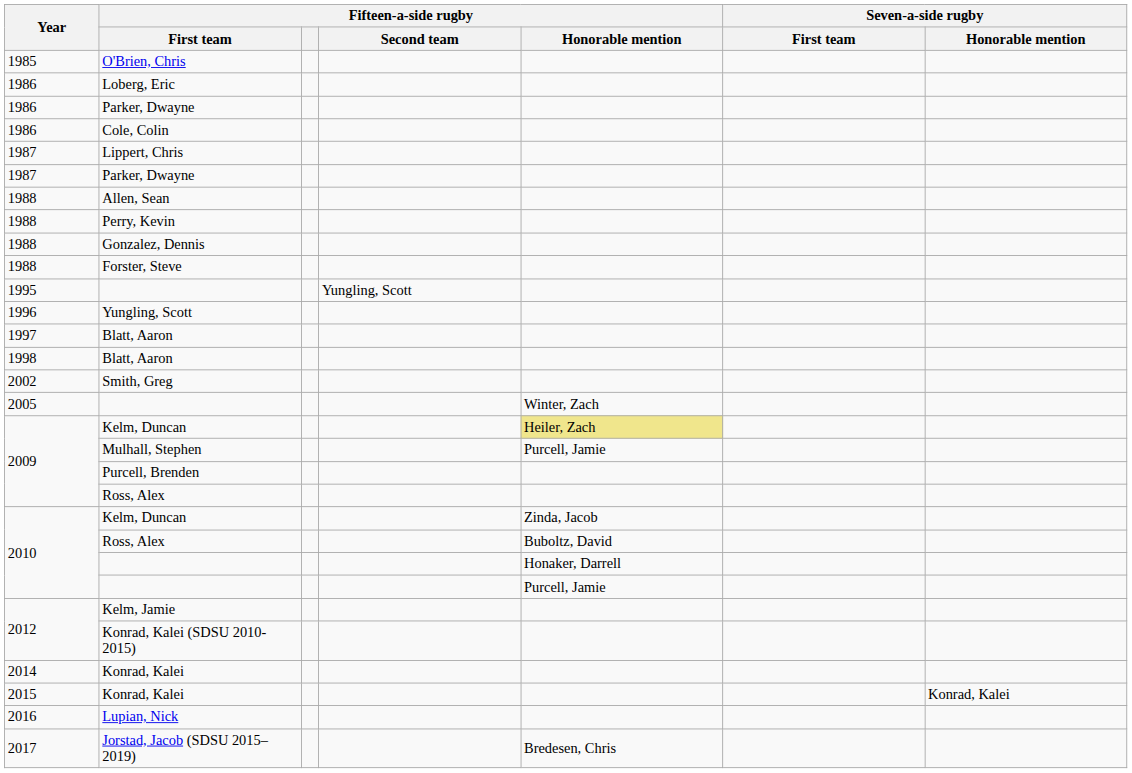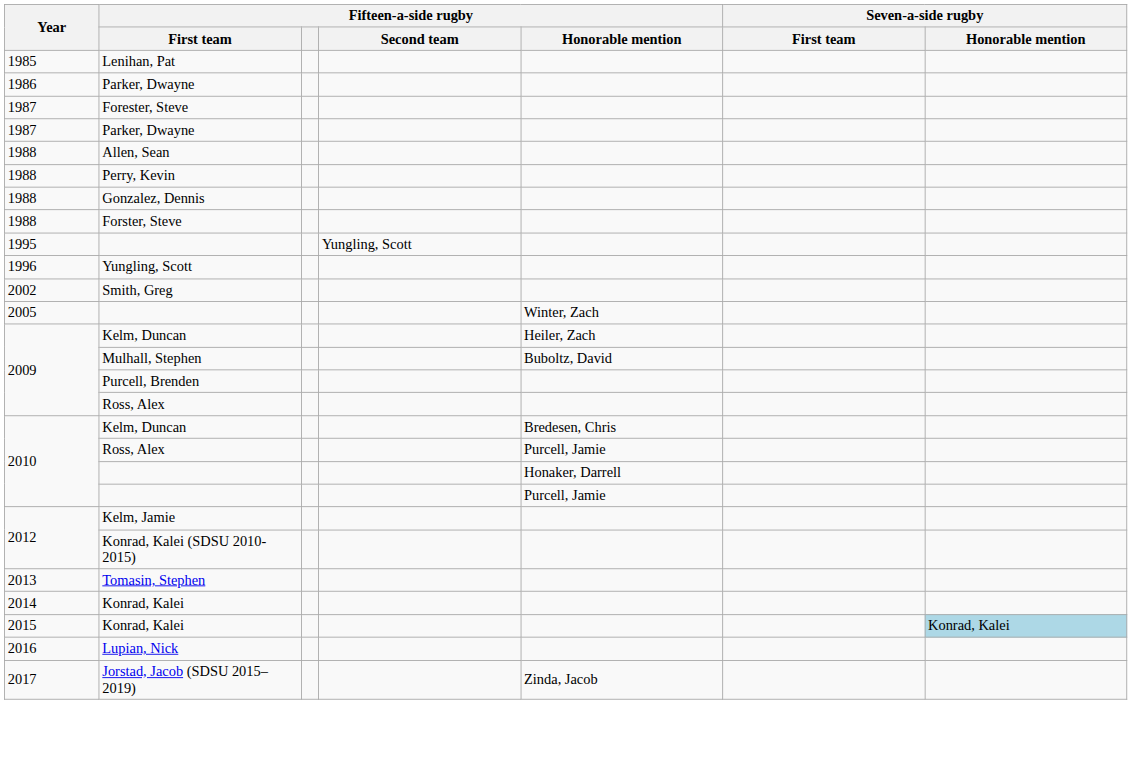- row: (22, 61)
+ row: (22, 61)
- row: (22, 84)
- row: (22, 130)
+ row: (22, 107)
- row: (22, 152)
- row: (22, 335)
- row: (22, 358)
(560, 426) khaki background -> (560, 335) no background
(565, 449) Purcell, Jamie -> (568, 358) Buboltz, David
(561, 518) Zinda, Jacob -> (570, 426) Bredesen, Chris
(568, 541) Buboltz, David -> (565, 449) Purcell, Jamie
+ row: (22, 580)
(969, 694) no background -> (969, 625) lightblue background
(570, 748) Bredesen, Chris -> (561, 679) Zinda, Jacob
